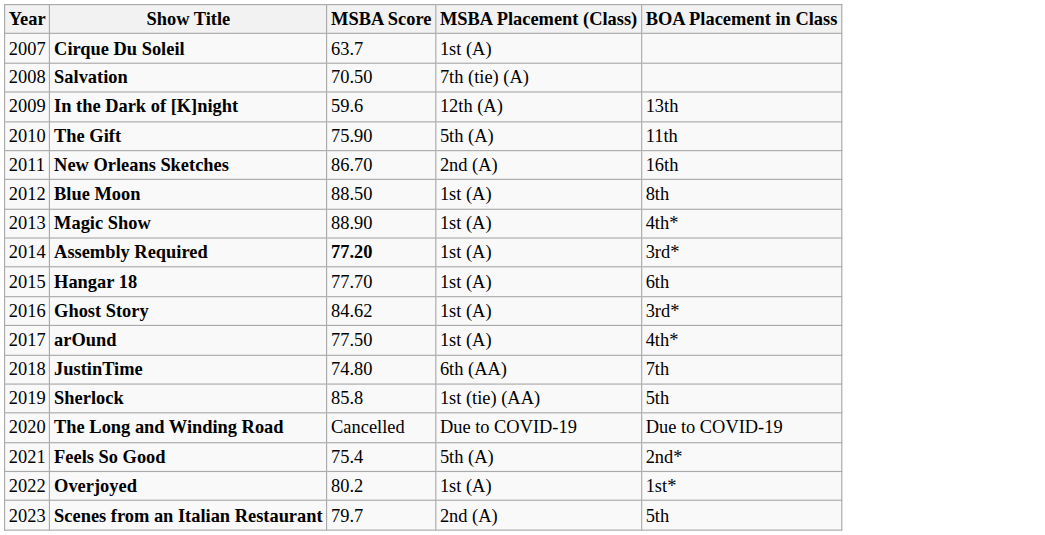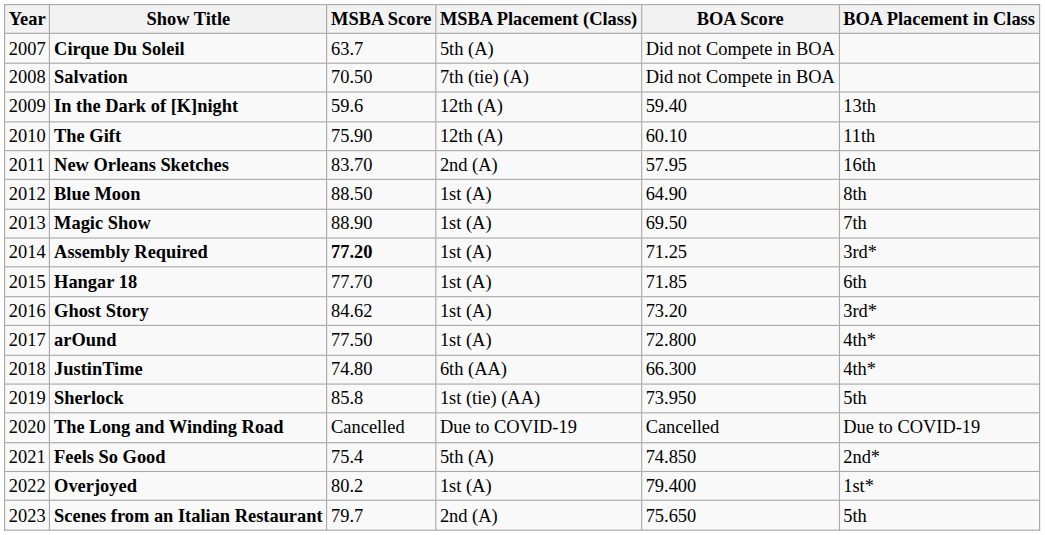+ column: (740, 19)
(466, 48) 1st (A) -> (467, 48) 5th (A)
(467, 135) 5th (A) -> (471, 135) 12th (A)
(352, 164) 86.70 -> (352, 164) 83.70
(662, 223) 4th* -> (855, 223) 7th
(657, 369) 7th -> (860, 369) 4th*
